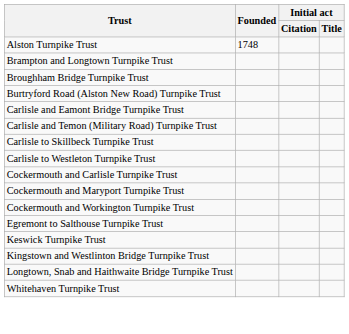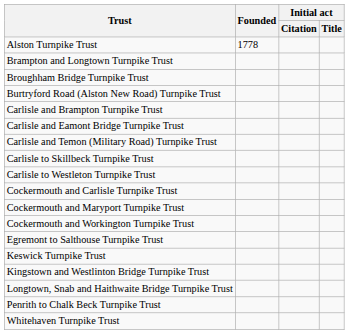(248, 45) 1748 -> (248, 45) 1778
+ row: (85, 110)
+ row: (84, 304)
